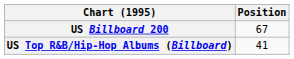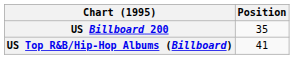(262, 29) 67 -> (262, 29) 35
